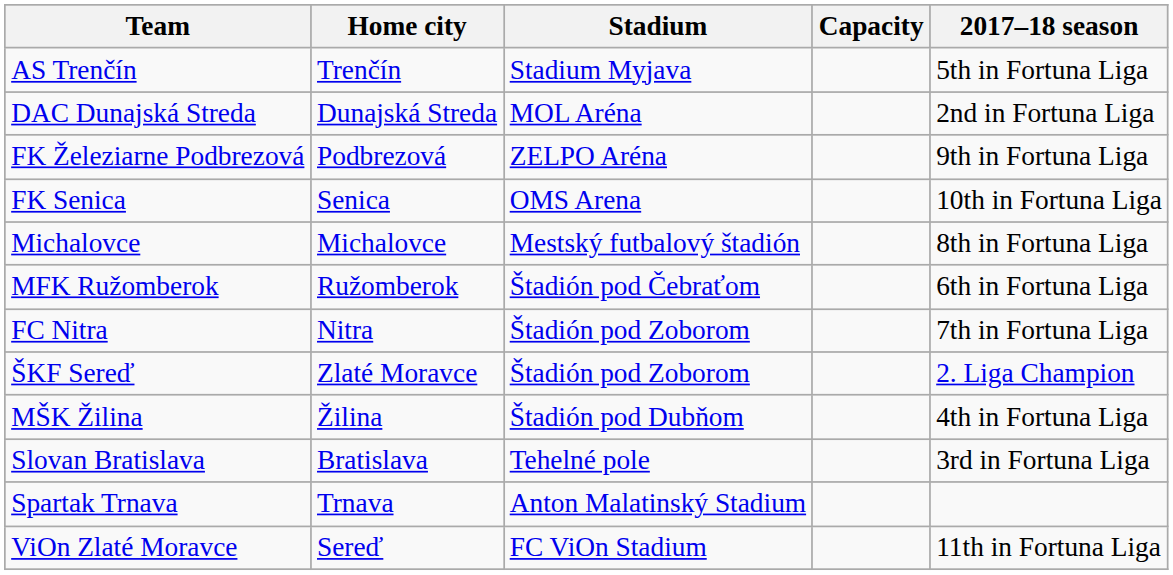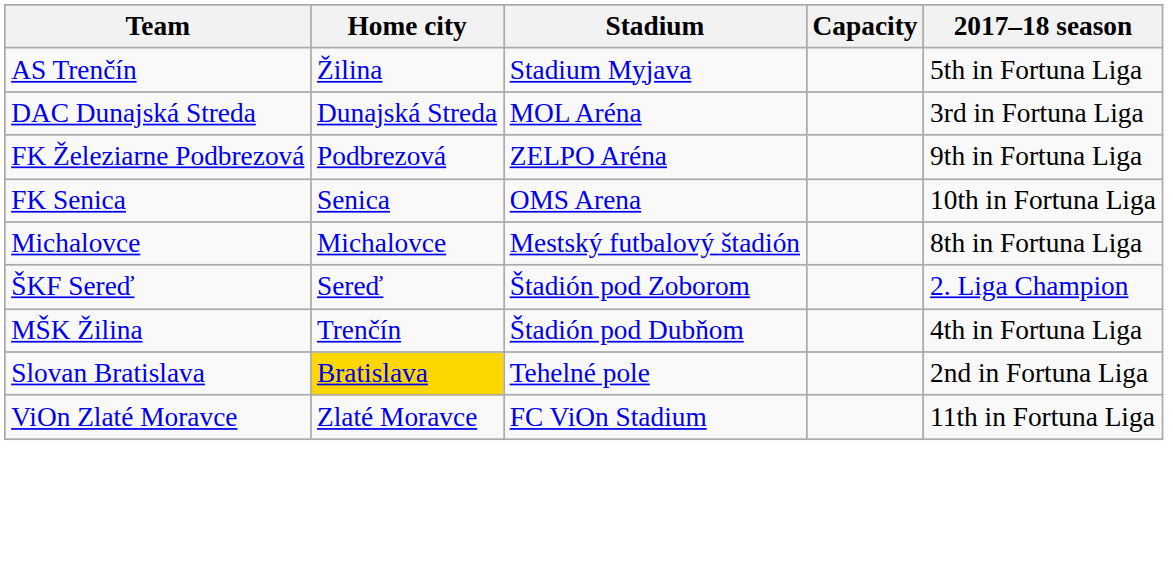(359, 69) Trenčín -> (350, 69) Žilina
(1045, 112) 2nd in Fortuna Liga -> (1037, 112) 3rd in Fortuna Liga
- row: (115, 286)
- row: (59, 329)
(397, 373) Zlaté Moravce -> (350, 286) Sereď
(350, 416) Žilina -> (359, 329) Trenčín
(372, 460) no background -> (372, 373) gold background
(1043, 460) 3rd in Fortuna Liga -> (1039, 373) 2nd in Fortuna Liga
- row: (94, 503)
(350, 546) Sereď -> (397, 416) Zlaté Moravce
